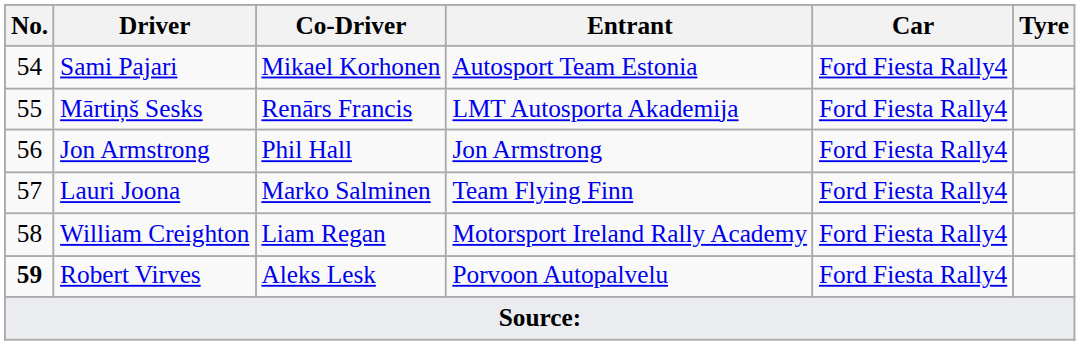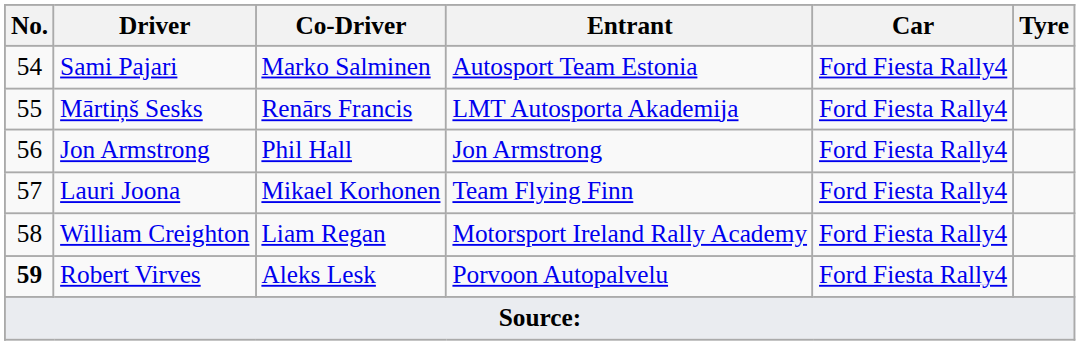(351, 66) Mikael Korhonen -> (346, 66) Marko Salminen
(346, 191) Marko Salminen -> (351, 191) Mikael Korhonen
